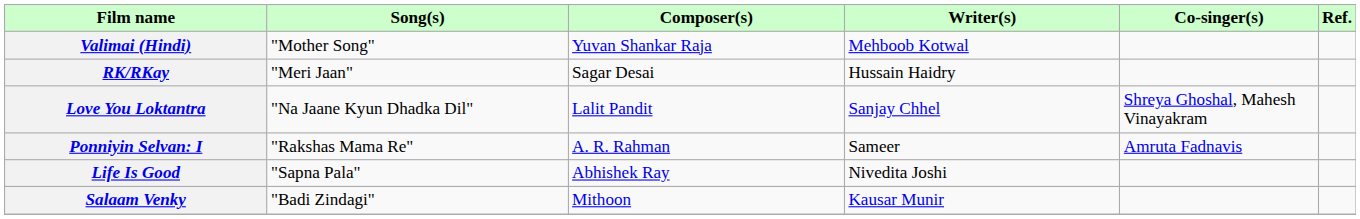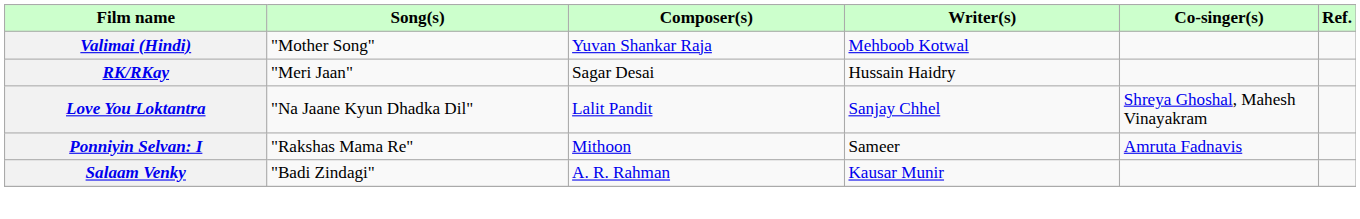(621, 145) A. R. Rahman -> (602, 145) Mithoon
- row: (136, 173)
(602, 200) Mithoon -> (621, 173) A. R. Rahman
